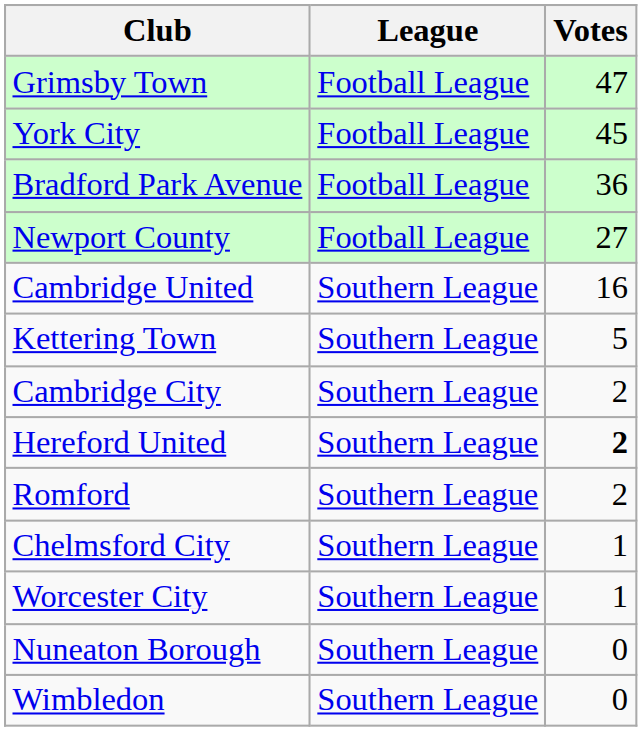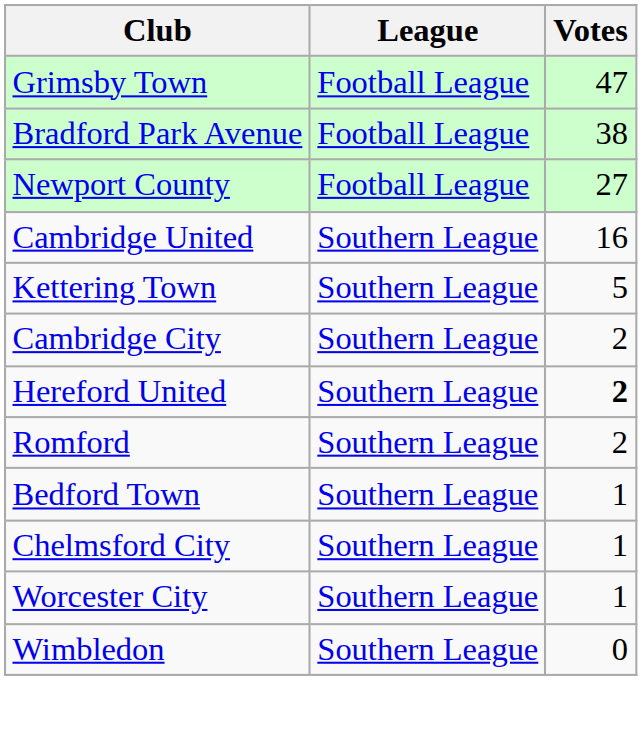- row: (76, 133)
(612, 184) 36 -> (612, 133) 38
+ row: (106, 493)
- row: (137, 648)
